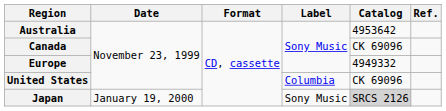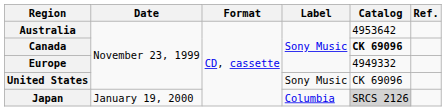(377, 47) normal -> (377, 47) bold
(310, 81) Columbia -> (316, 81) Sony Music
(316, 98) Sony Music -> (310, 98) Columbia
